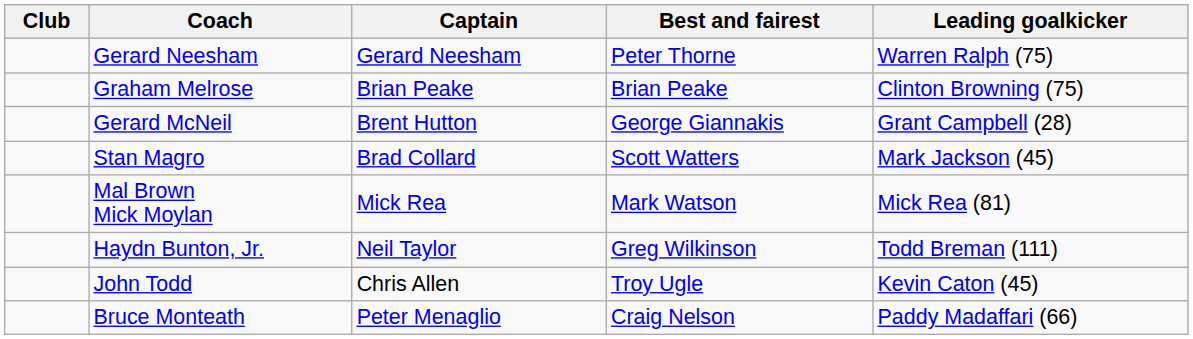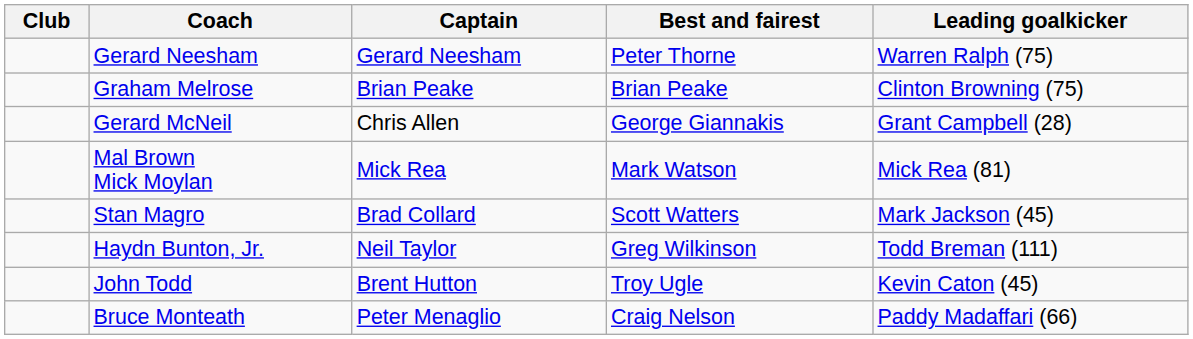(417, 123) Brent Hutton -> (408, 123) Chris Allen
rows swapped: (153, 203) <-> (149, 157)
(408, 283) Chris Allen -> (417, 283) Brent Hutton
